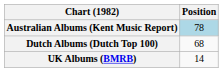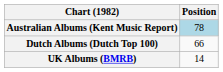(199, 43) 68 -> (199, 43) 66
